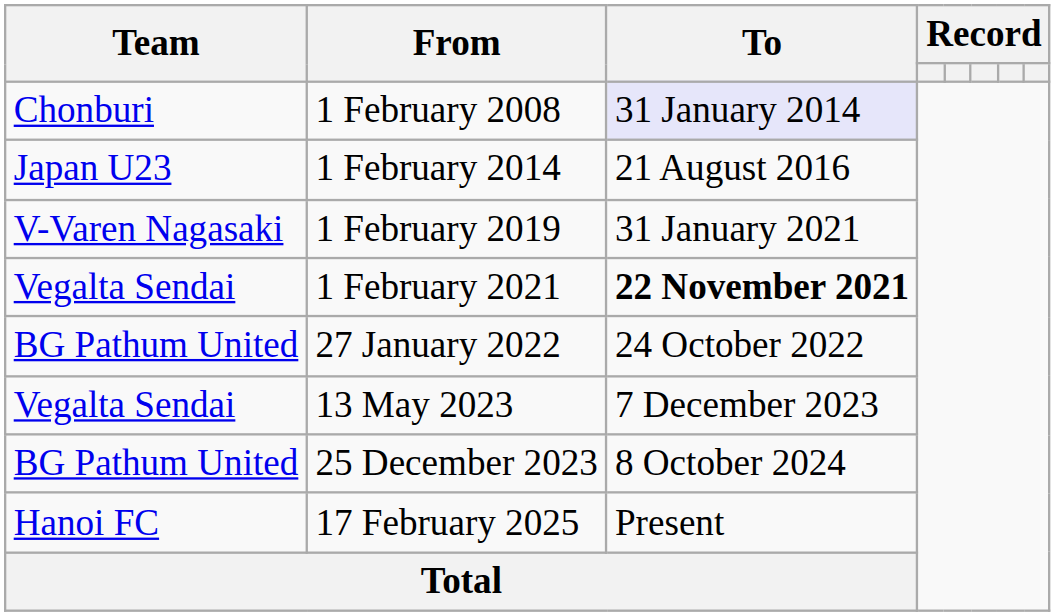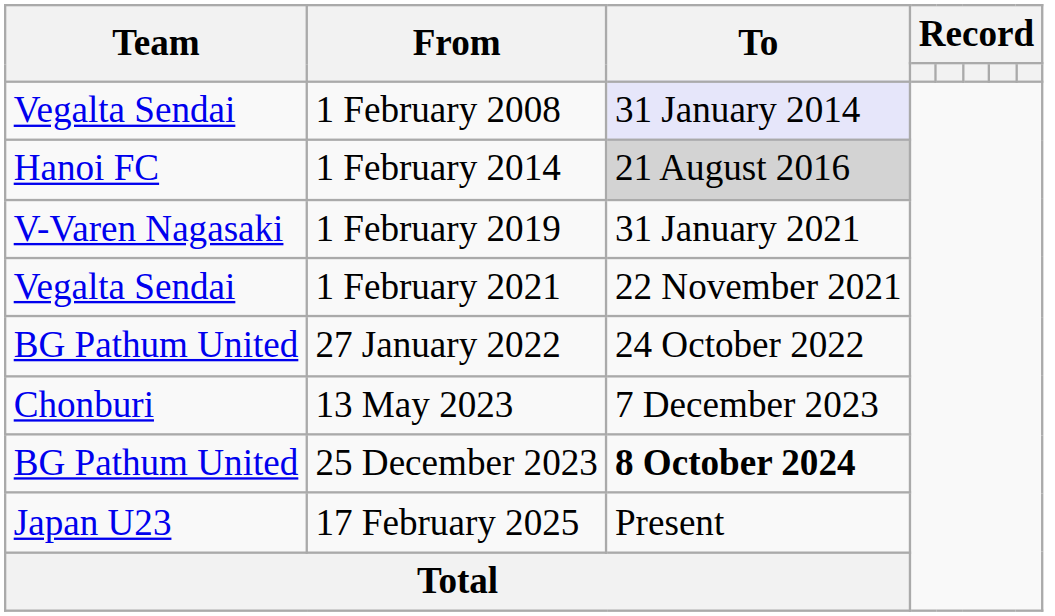(84, 109) Chonburi -> (125, 109) Vegalta Sendai
(93, 168) Japan U23 -> (86, 168) Hanoi FC
(733, 168) no background -> (733, 168) lightgrey background
(762, 286) bold -> (758, 286) normal
(125, 404) Vegalta Sendai -> (84, 404) Chonburi
(730, 463) normal -> (735, 463) bold
(86, 522) Hanoi FC -> (93, 522) Japan U23
